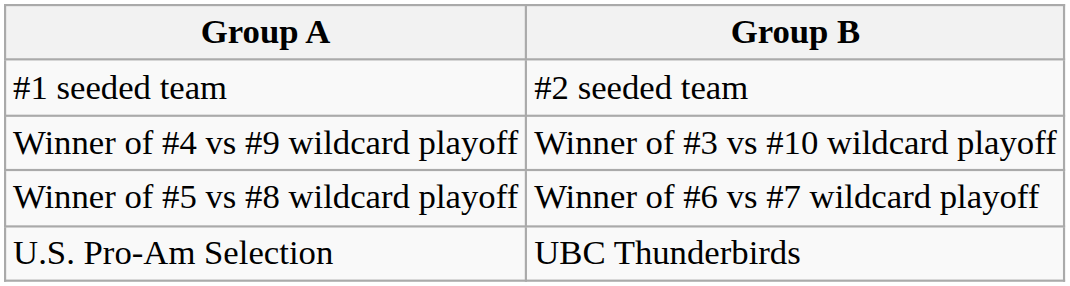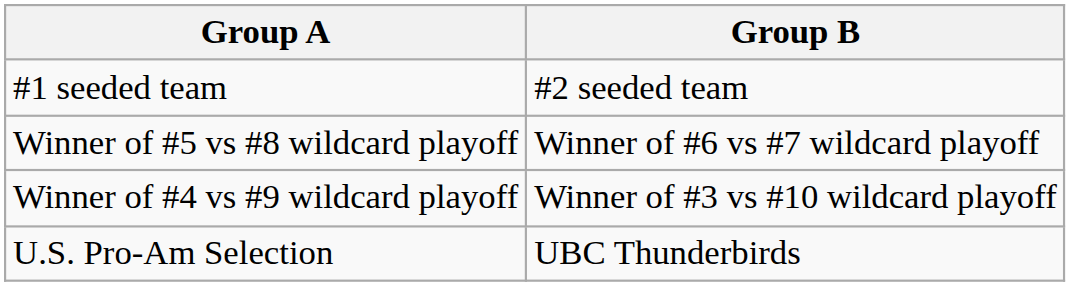rows swapped: (266, 142) <-> (266, 197)
